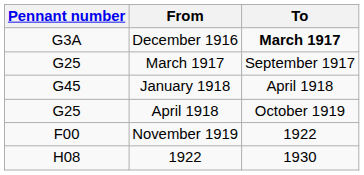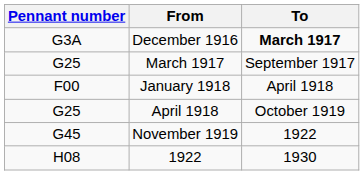(67, 87) G45 -> (67, 87) F00
(67, 134) F00 -> (67, 134) G45
